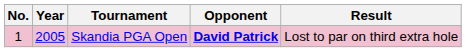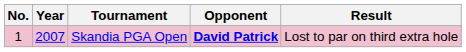(50, 36) 2005 -> (50, 36) 2007
